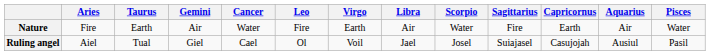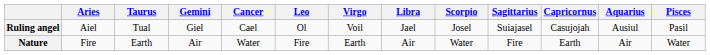rows swapped: (33, 43) <-> (33, 27)
